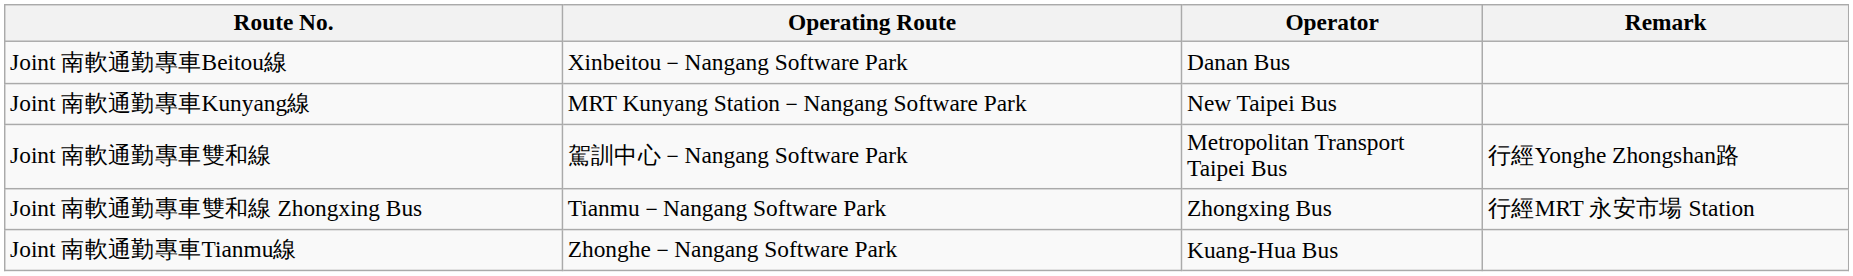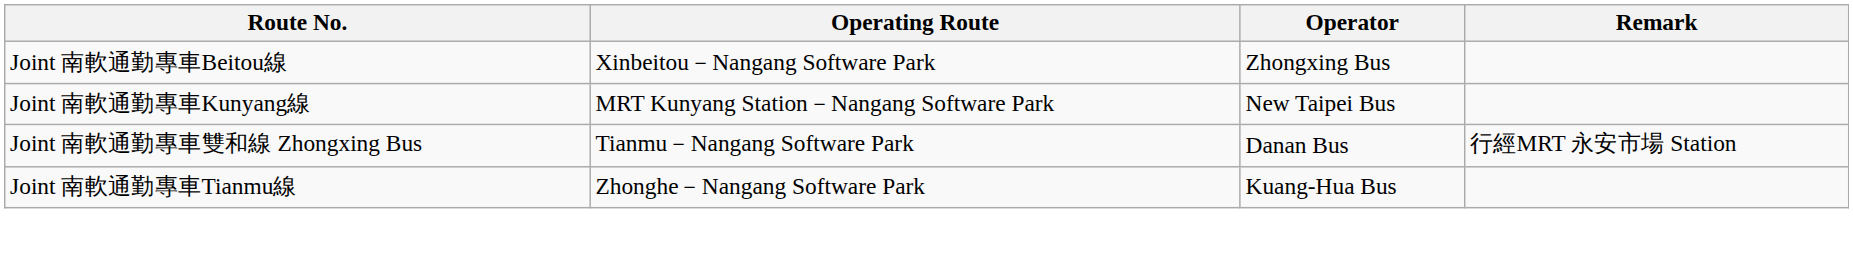(1239, 62) Danan Bus -> (1318, 62) Zhongxing Bus
- row: (141, 155)
(1259, 208) Zhongxing Bus -> (1297, 145) Danan Bus
